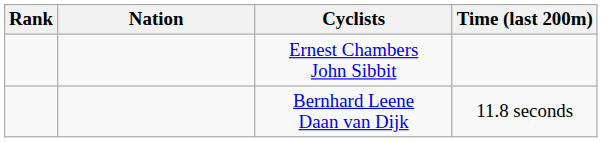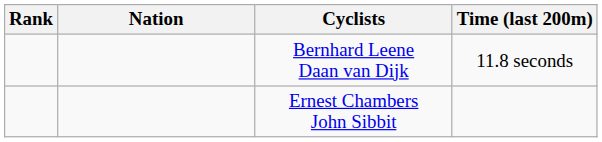rows swapped: (354, 111) <-> (354, 60)
